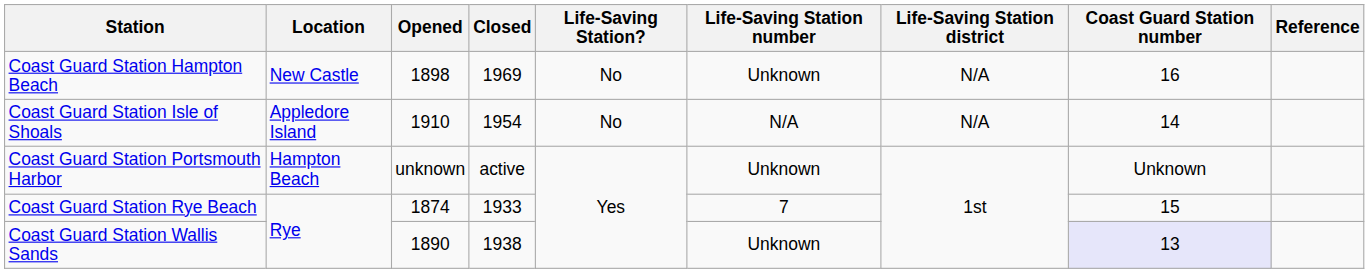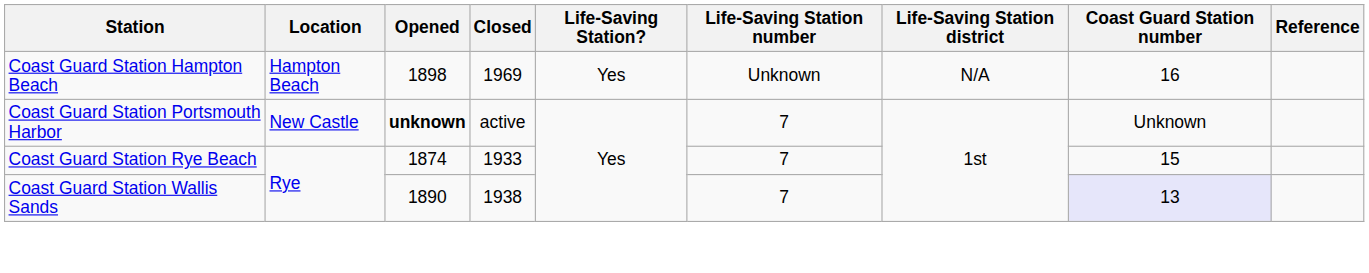(314, 75) New Castle -> (305, 75) Hampton Beach
(611, 75) No -> (611, 75) Yes
- row: (113, 122)
(305, 169) Hampton Beach -> (314, 122) New Castle
(430, 169) normal -> (427, 122) bold
(784, 169) Unknown -> (784, 122) 7
(784, 244) Unknown -> (784, 197) 7
